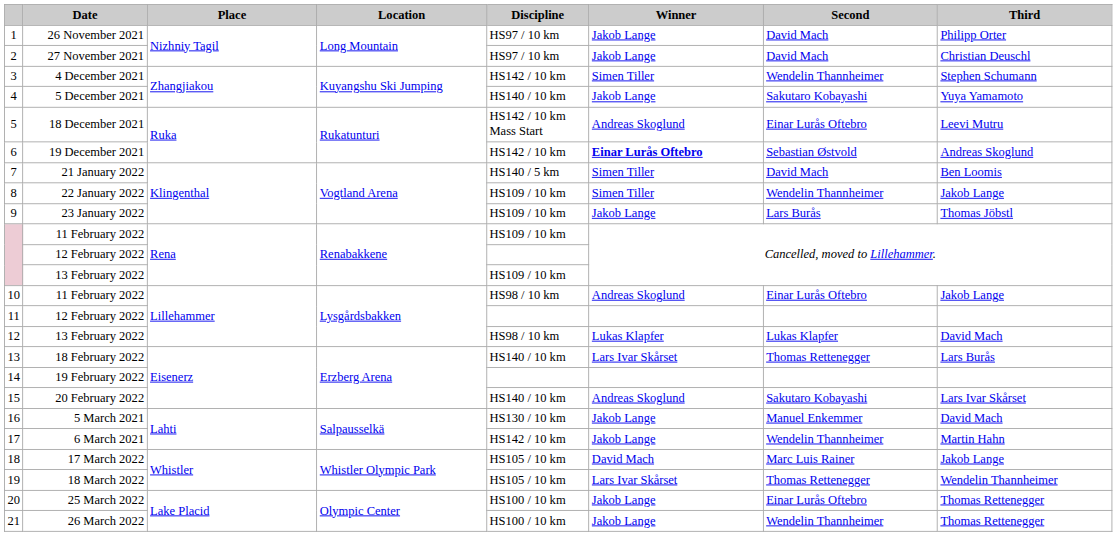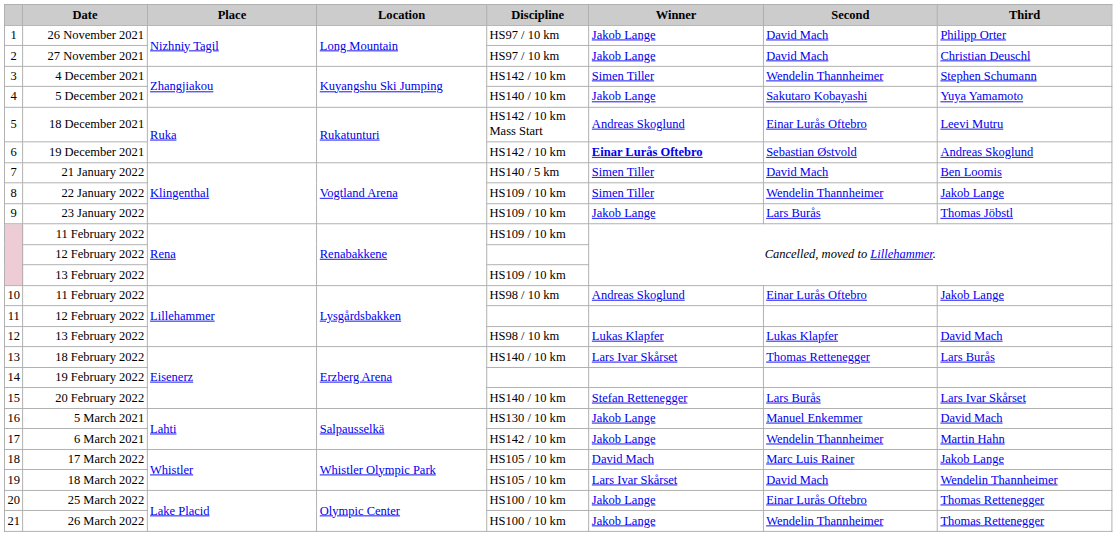(638, 397) Andreas Skoglund -> (640, 397) Stefan Rettenegger
(817, 397) Sakutaro Kobayashi -> (793, 397) Lars Burås
(818, 479) Thomas Rettenegger -> (797, 479) David Mach
